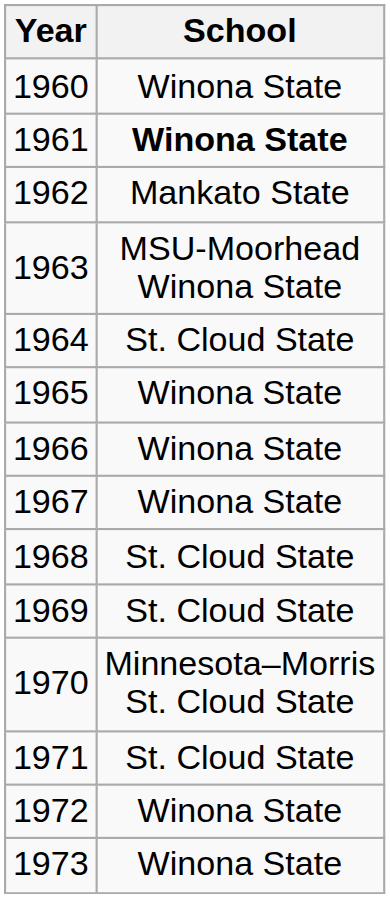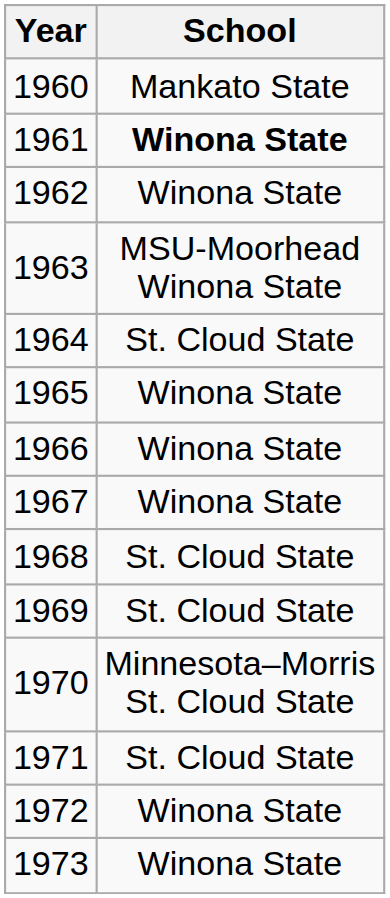(240, 85) Winona State -> (240, 85) Mankato State
(240, 193) Mankato State -> (240, 193) Winona State
